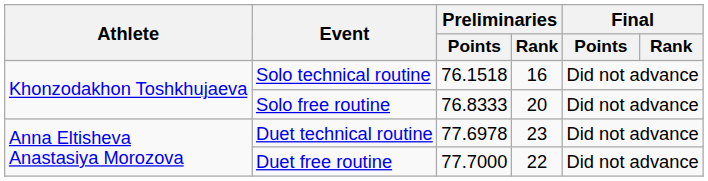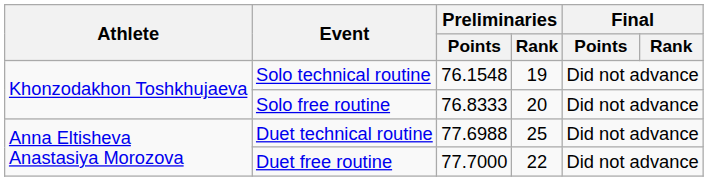(474, 76) 76.1518 -> (474, 76) 76.1548
(537, 76) 16 -> (537, 76) 19
(474, 133) 77.6978 -> (474, 133) 77.6988
(537, 133) 23 -> (537, 133) 25
